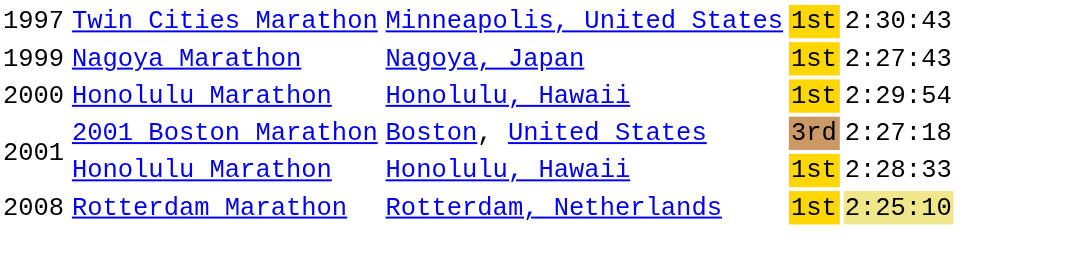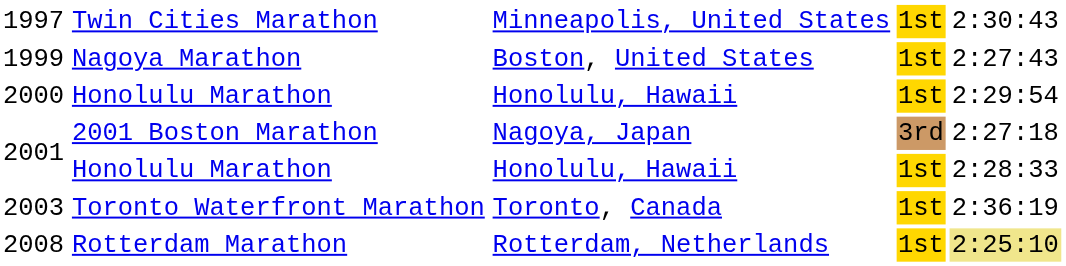(485, 59) Nagoya, Japan -> (653, 59) Boston, United States
(546, 133) Boston, United States -> (592, 133) Nagoya, Japan
+ row: (33, 208)
